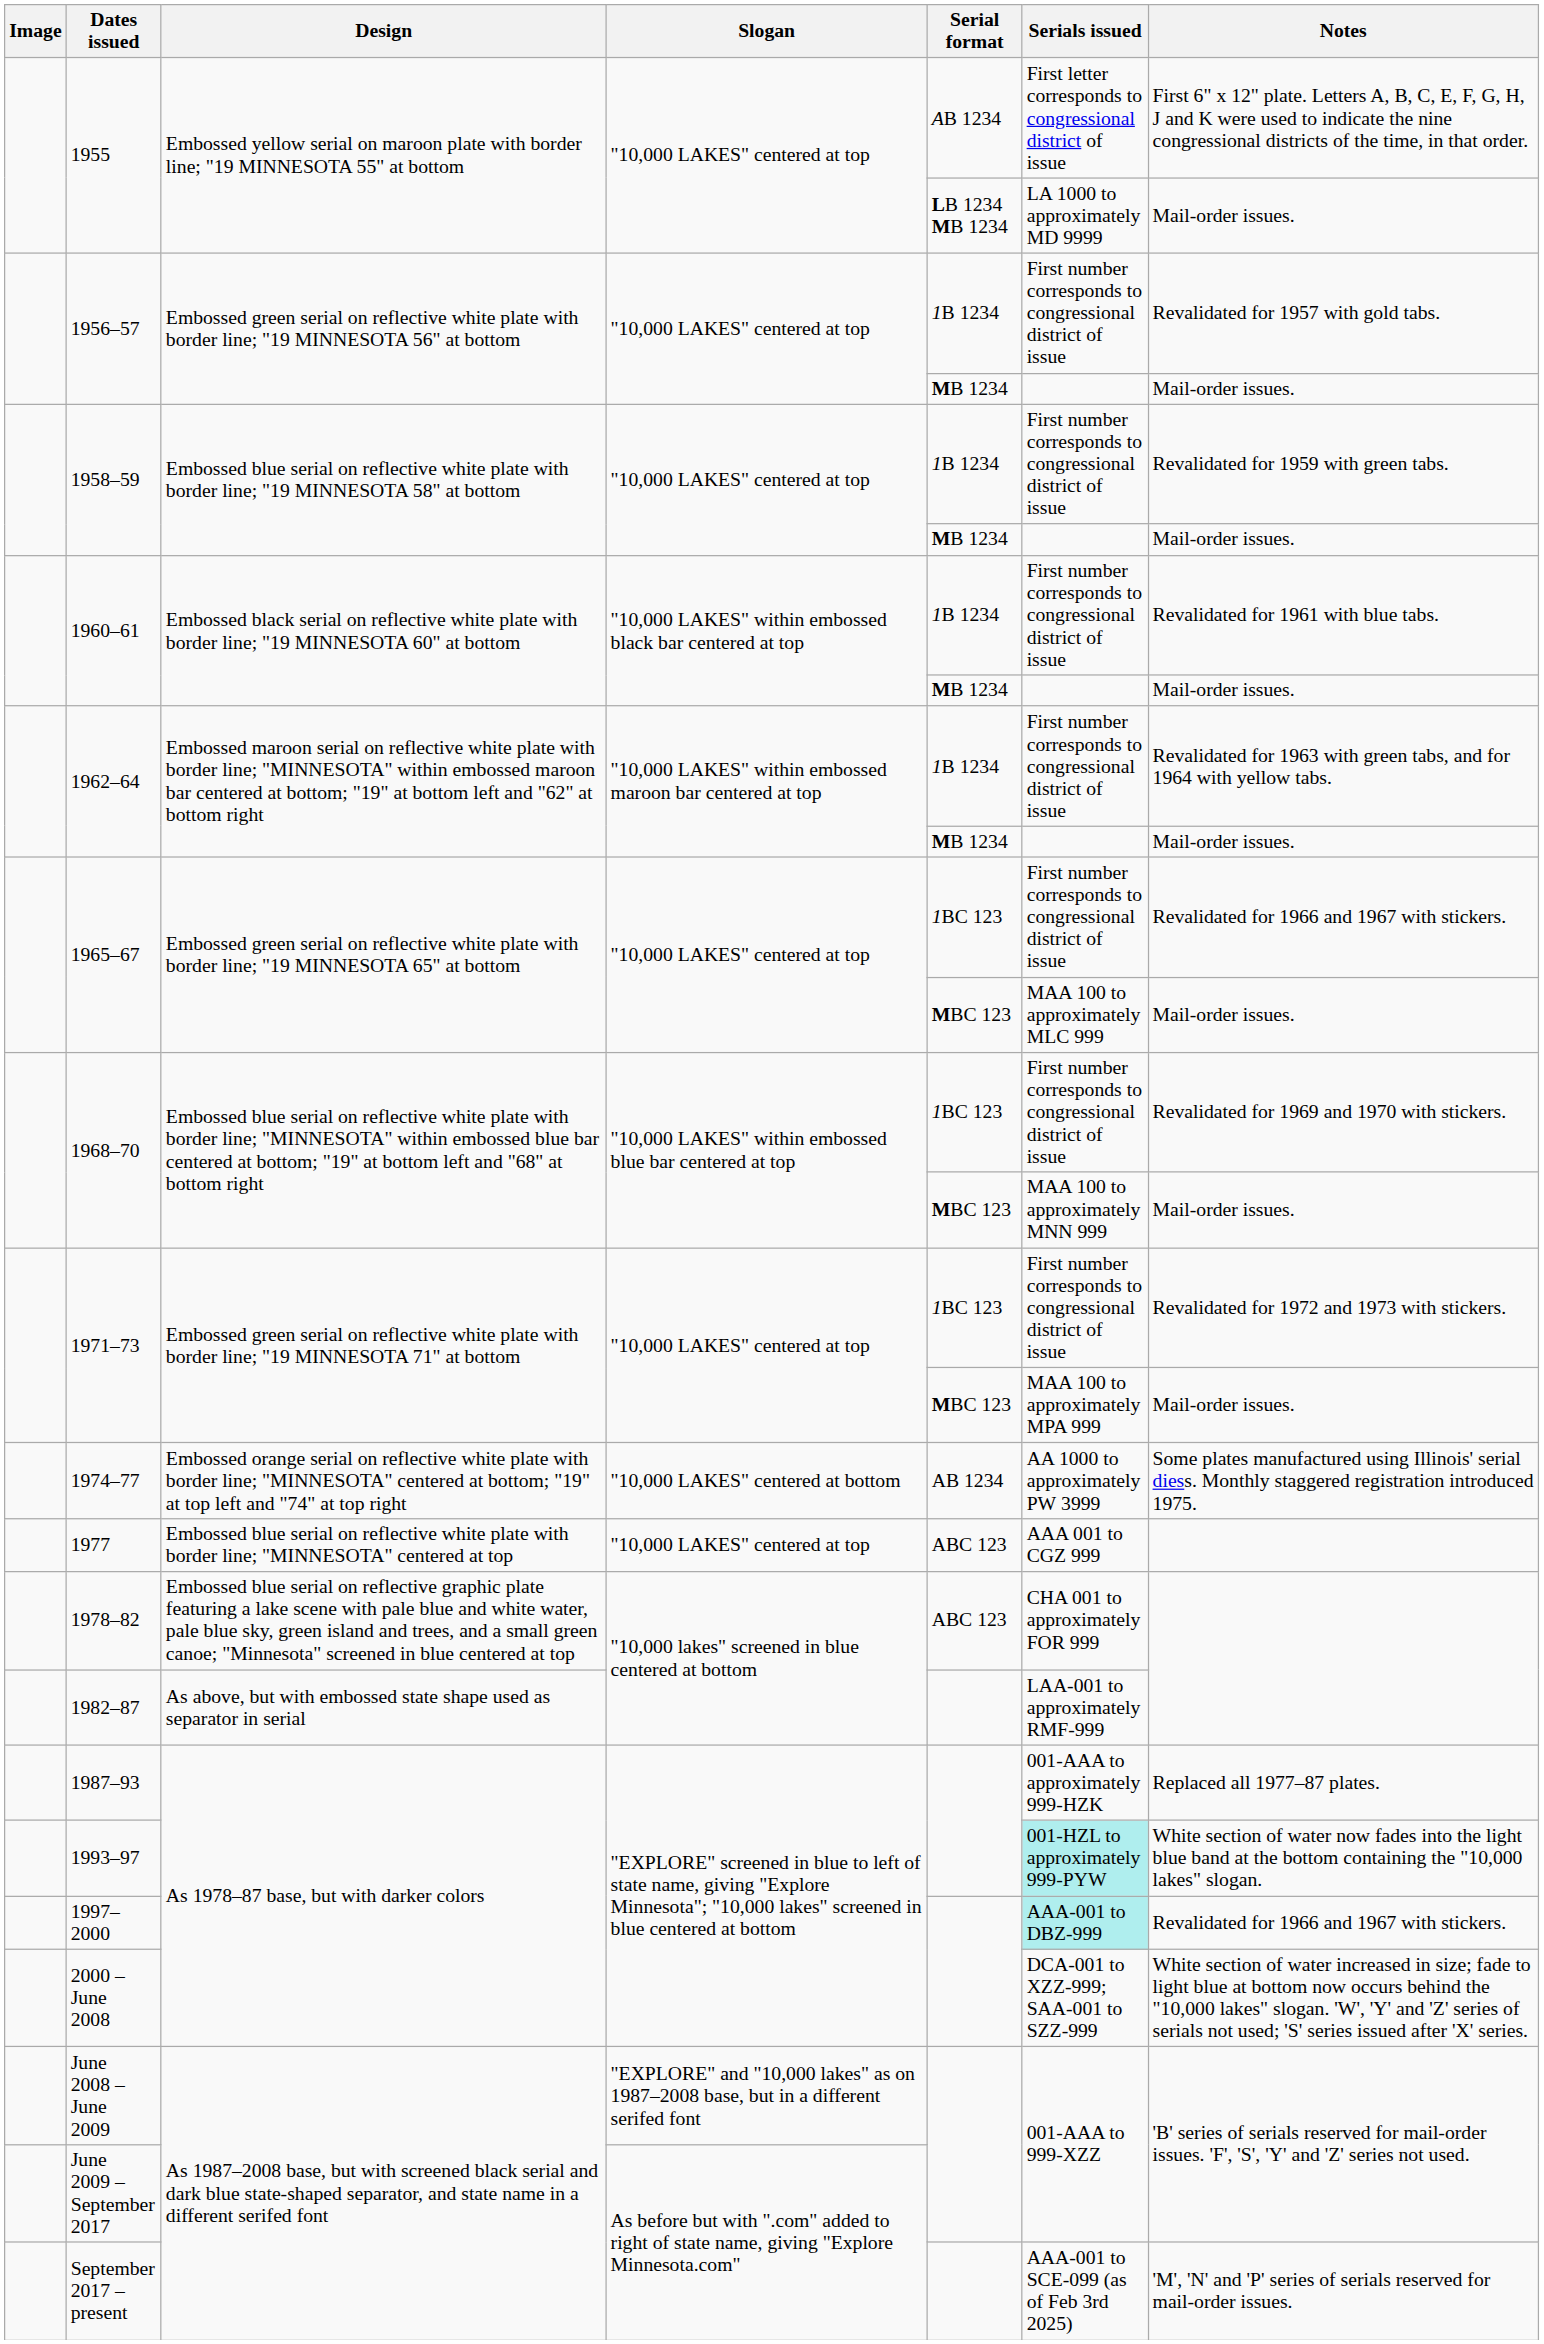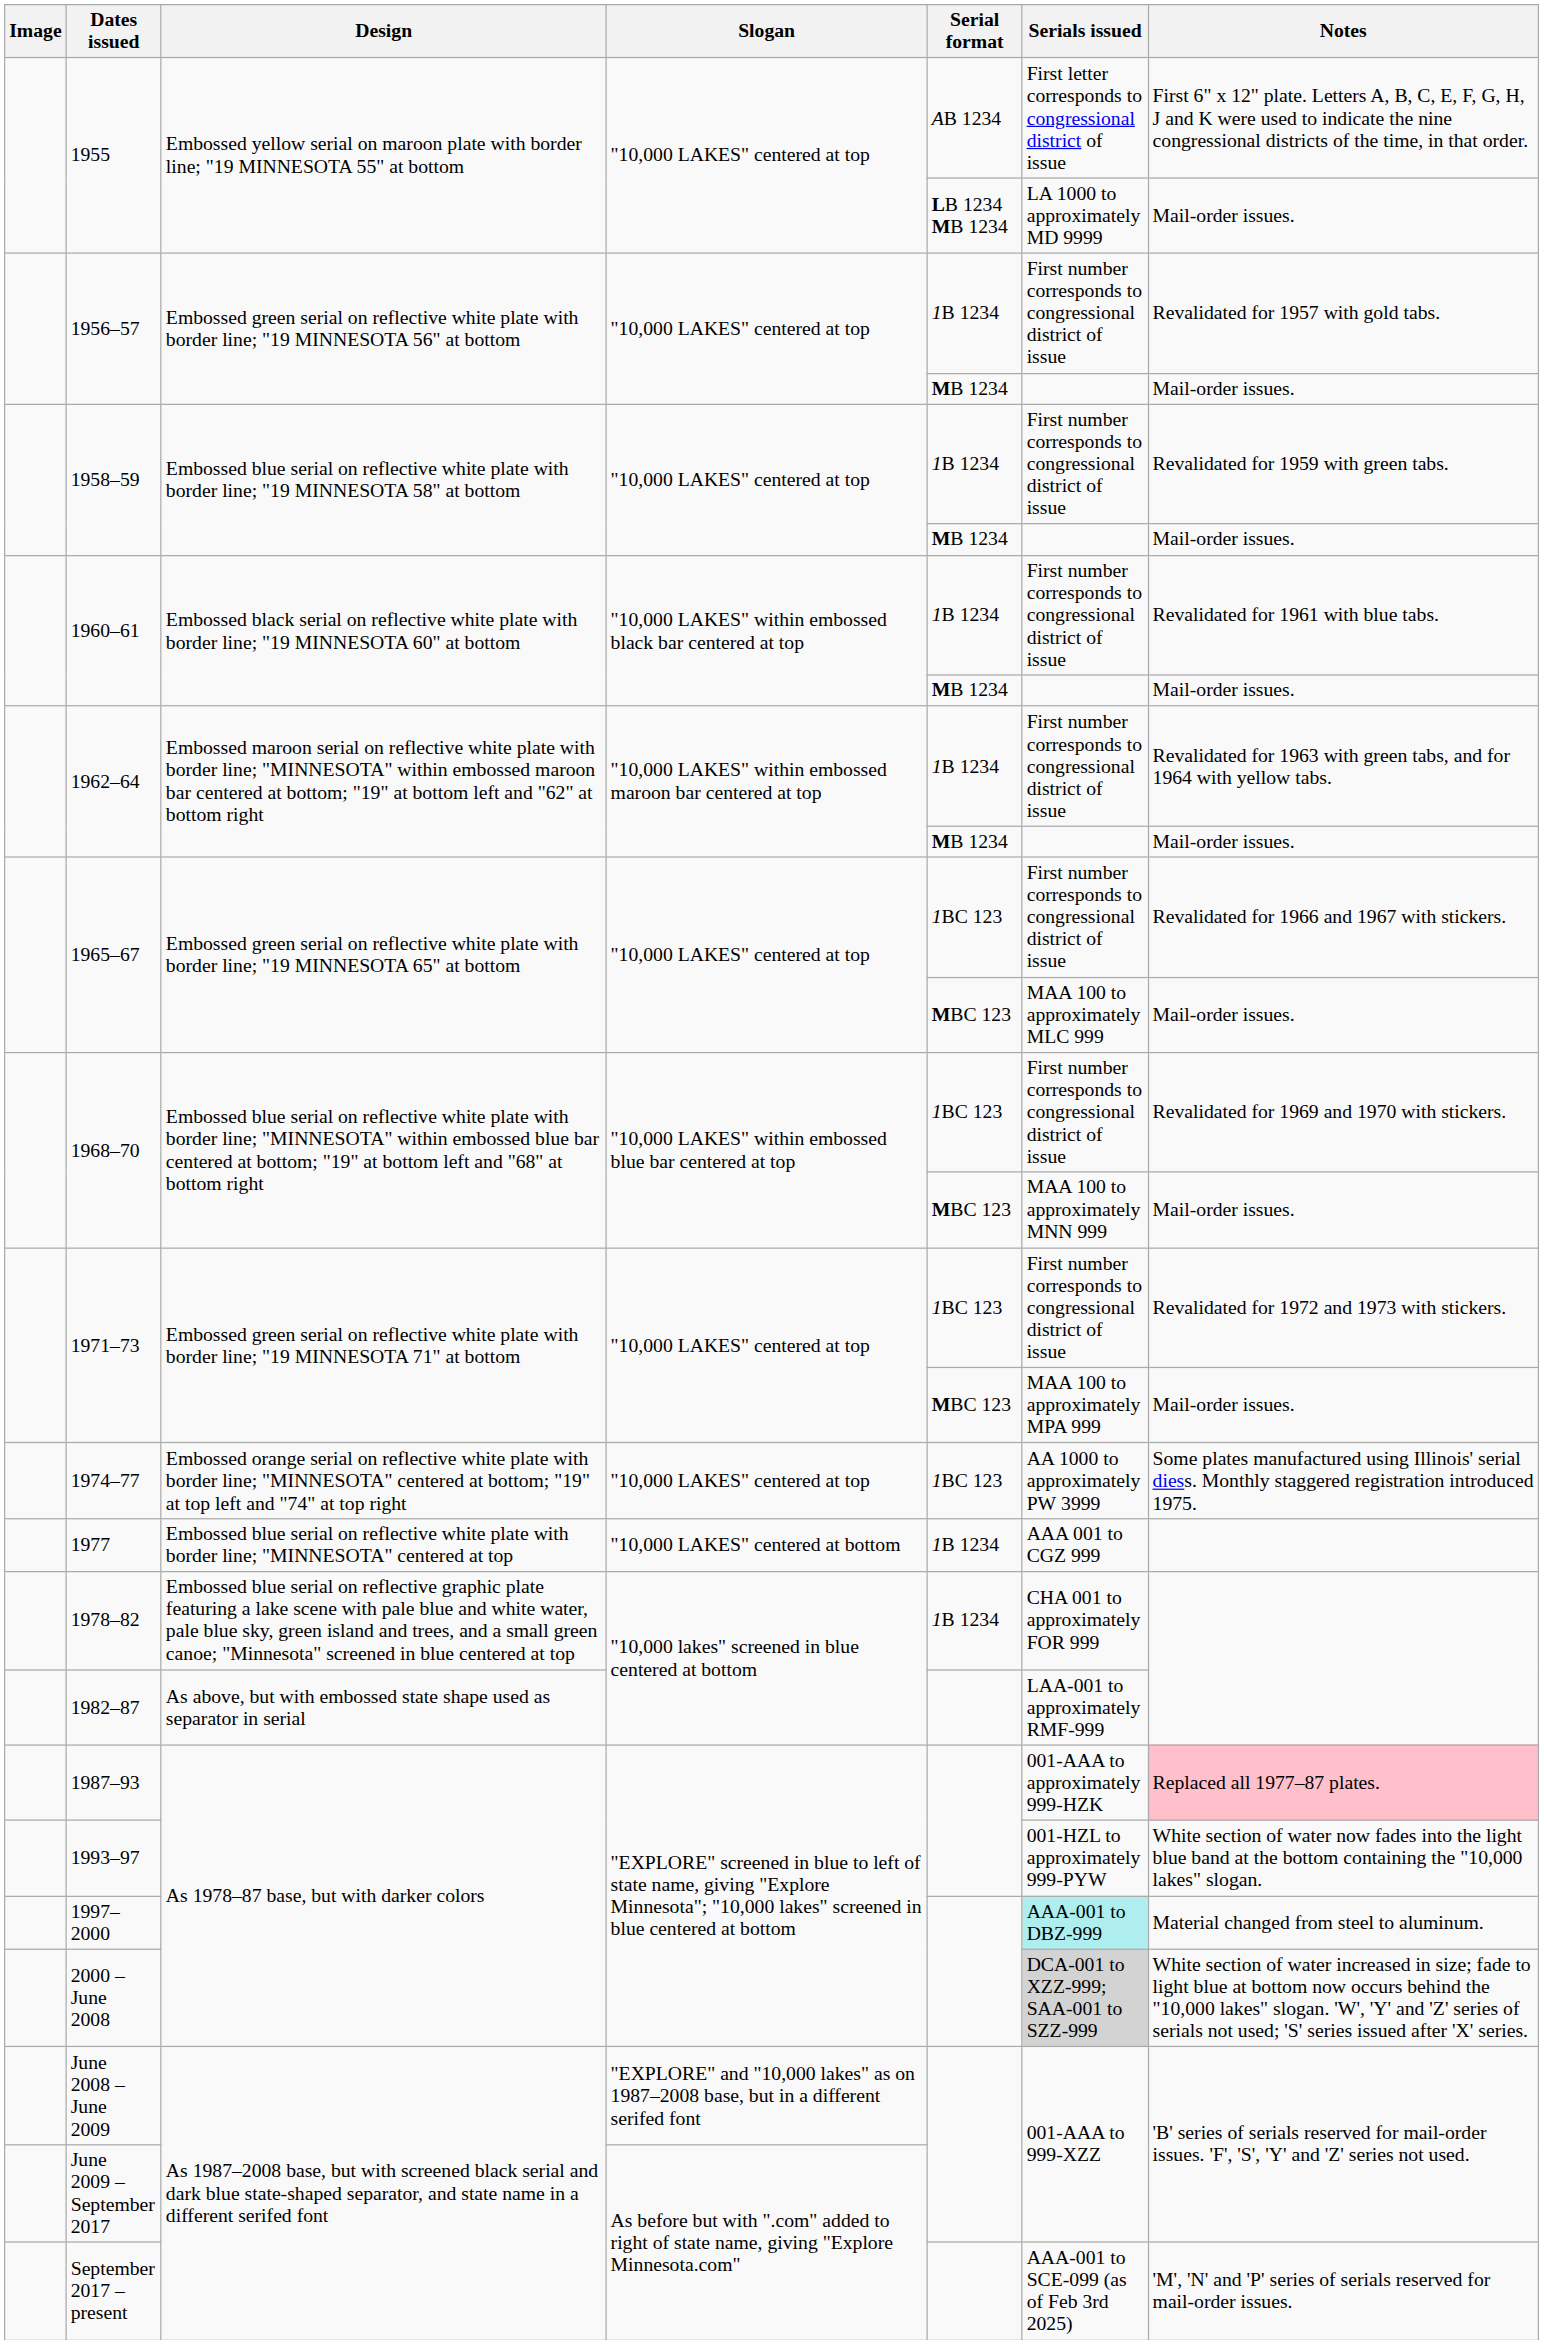(756, 1480) "10,000 LAKES" centered at bottom -> (740, 1480) "10,000 LAKES" centered at top
(968, 1480) AB 1234 -> (967, 1480) 1BC 123
(740, 1544) "10,000 LAKES" centered at top -> (756, 1544) "10,000 LAKES" centered at bottom
(969, 1544) ABC 123 -> (965, 1544) 1B 1234
(969, 1620) ABC 123 -> (965, 1620) 1B 1234
(1266, 1782) no background -> (1266, 1782) pink background
(1083, 1858) paleturquoise background -> (1083, 1858) no background
(1329, 1922) Revalidated for 1966 and 1967 with stickers. -> (1318, 1922) Material changed from steel to aluminum.
(1076, 1997) no background -> (1076, 1997) lightgrey background
